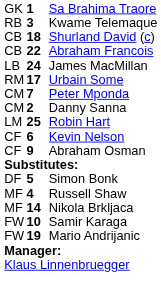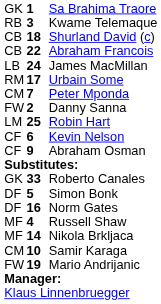(14, 108) CM -> (14, 108) FW
+ row: (97, 179)
+ row: (83, 207)
(14, 222) FW -> (14, 250) CM
